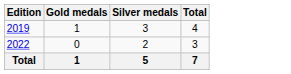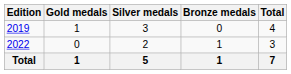+ column: (219, 12)
